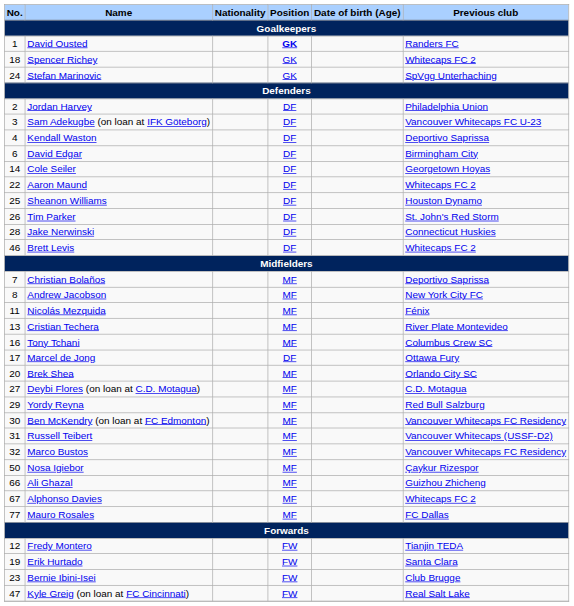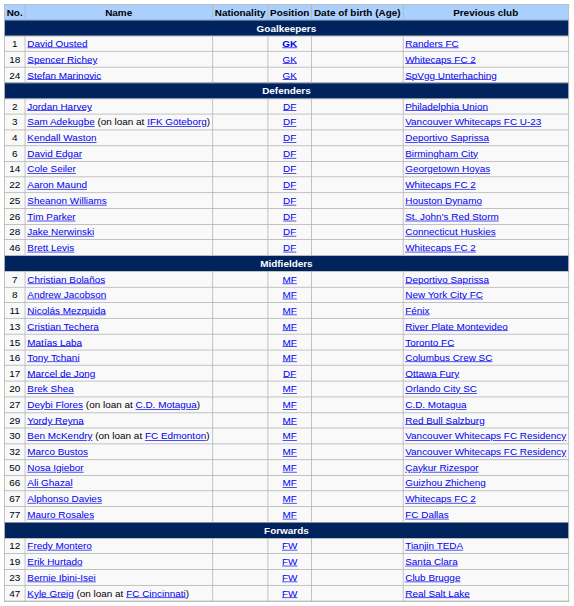+ row: (55, 342)
- row: (60, 436)
